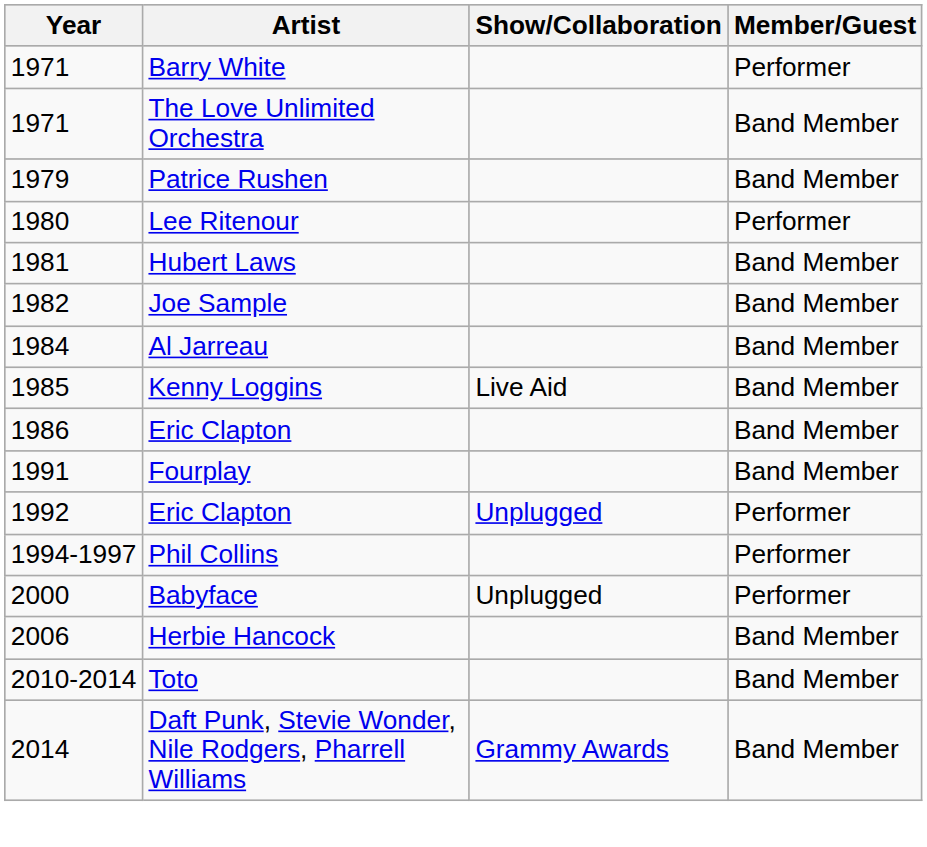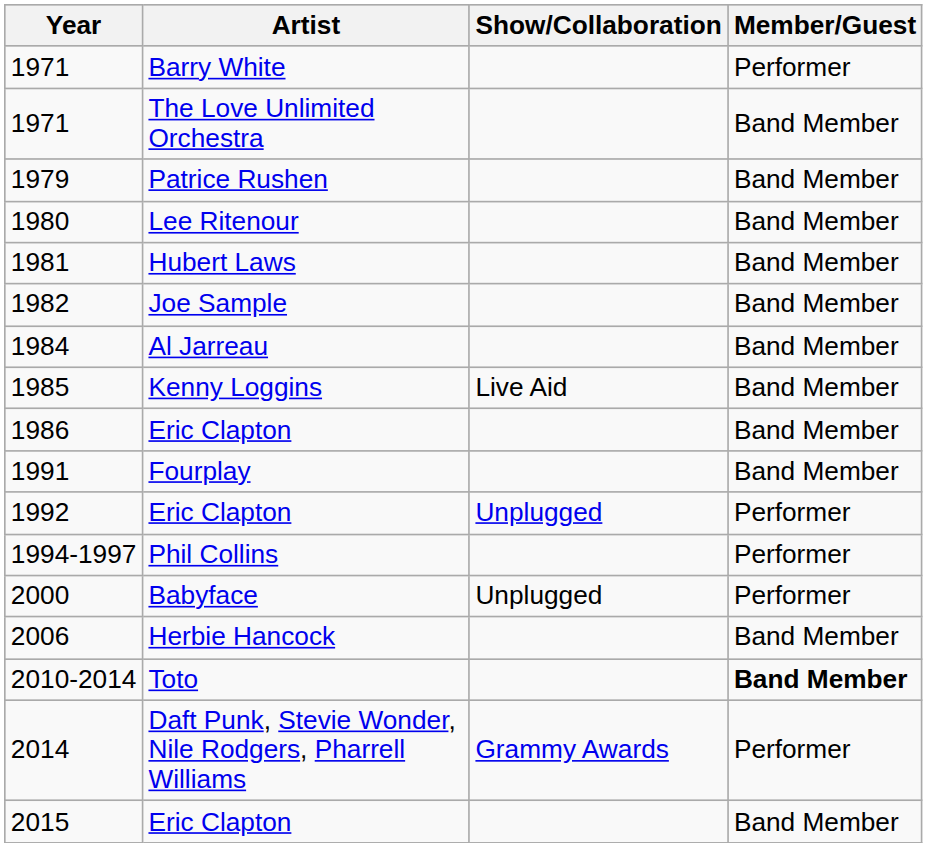(792, 221) Performer -> (816, 221) Band Member
(816, 679) normal -> (821, 679) bold
(816, 750) Band Member -> (792, 750) Performer
+ row: (40, 821)
